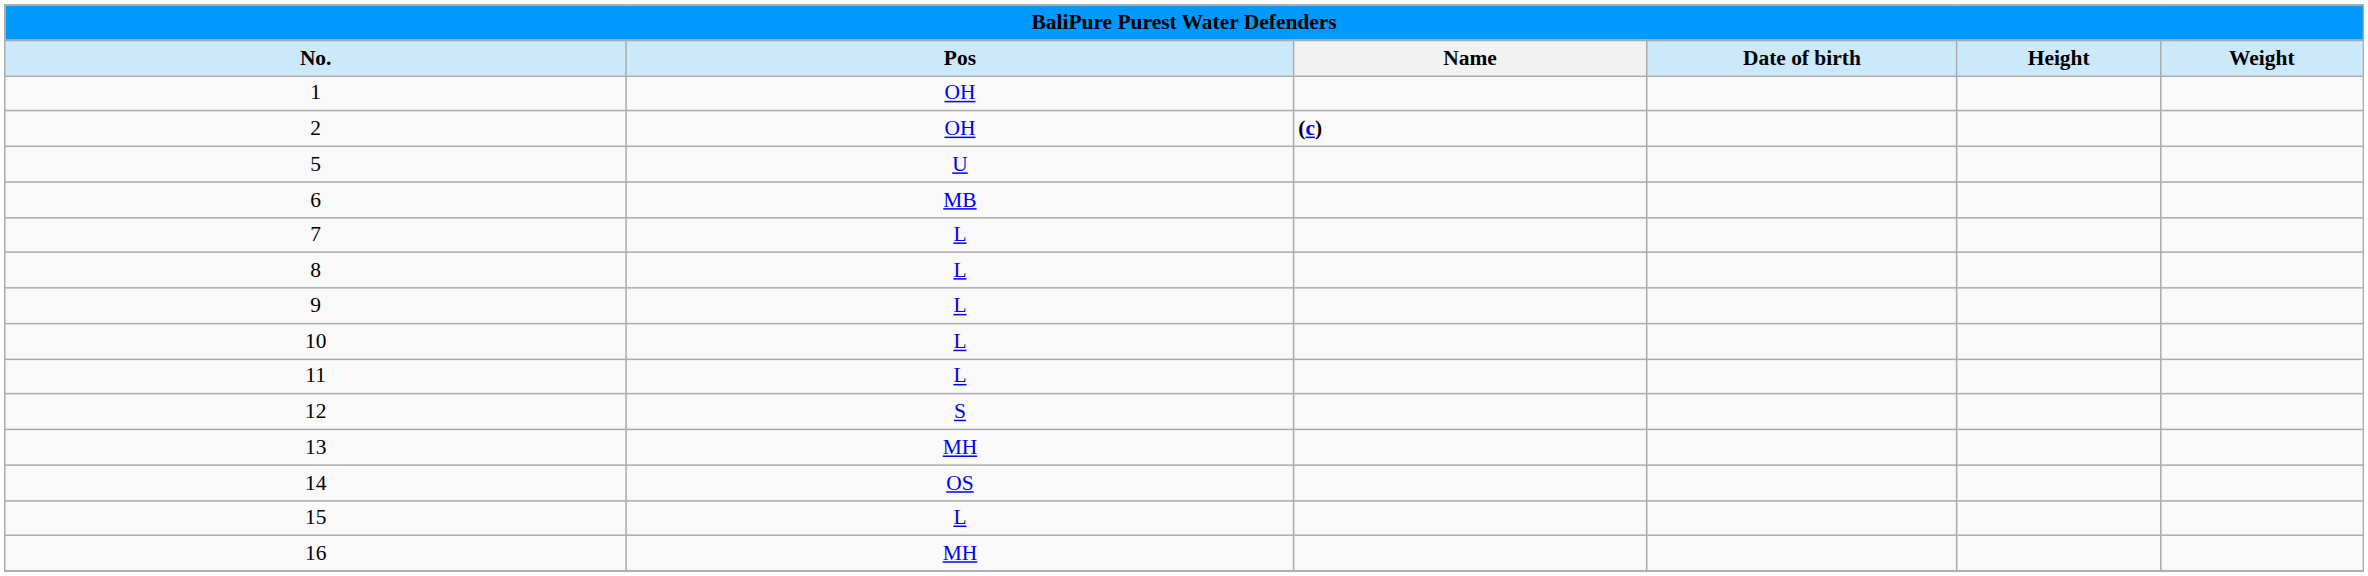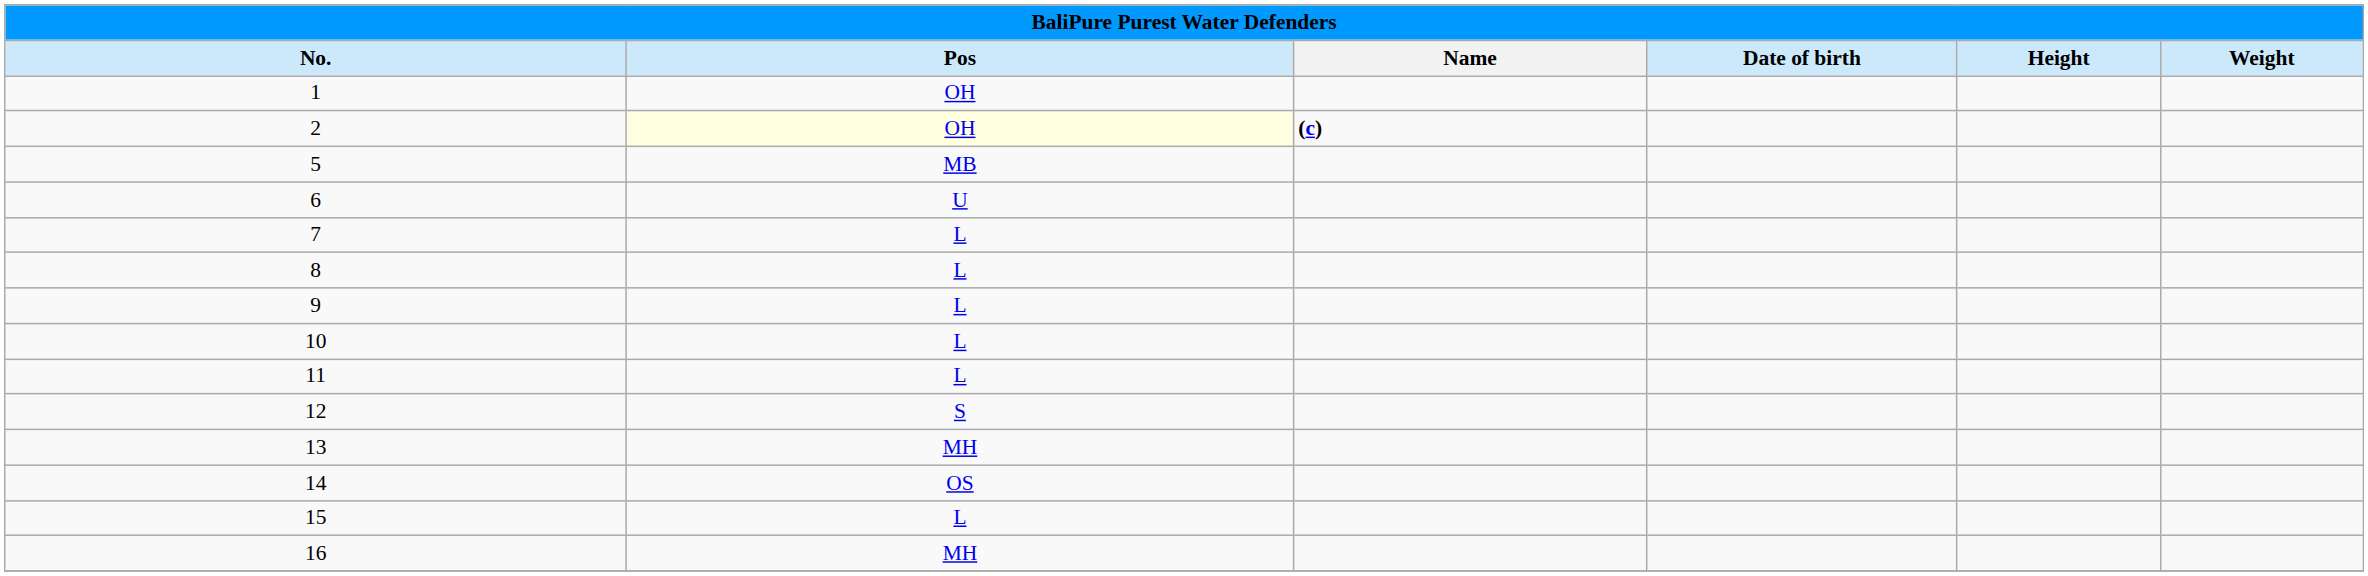(960, 128) no background -> (960, 128) lightyellow background
(960, 164) U -> (960, 164) MB
(960, 199) MB -> (960, 199) U
